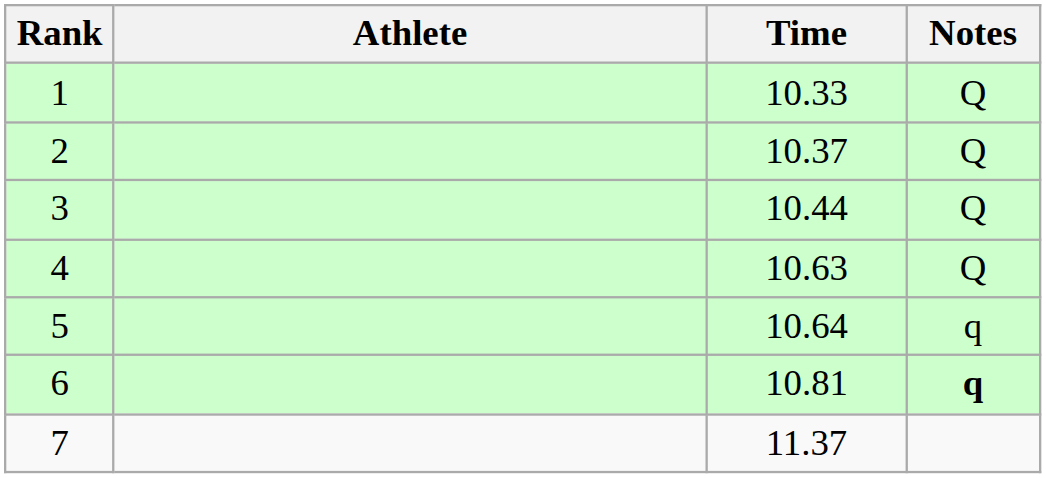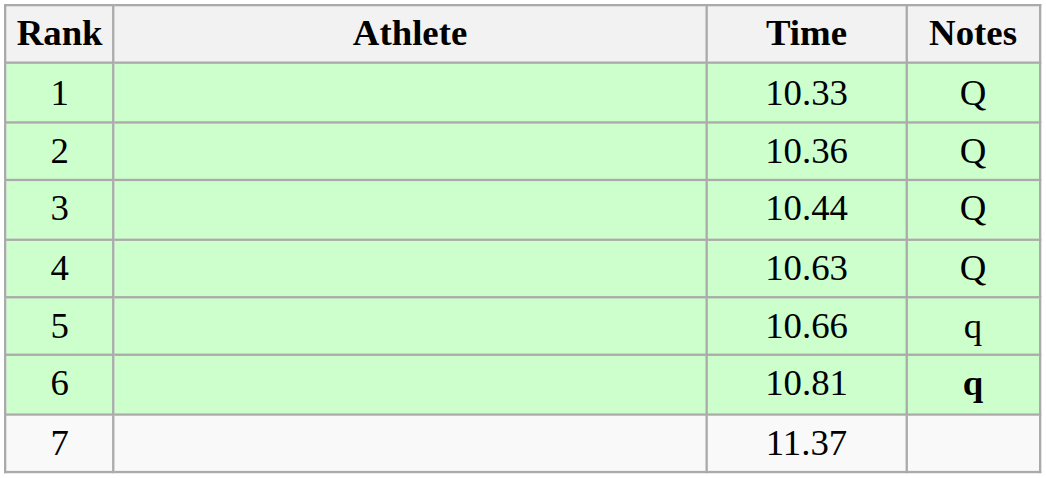(807, 150) 10.37 -> (807, 150) 10.36
(807, 325) 10.64 -> (807, 325) 10.66
